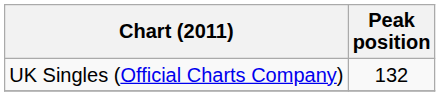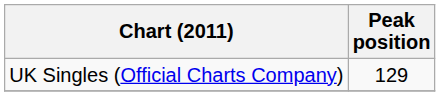(392, 74) 132 -> (392, 74) 129
